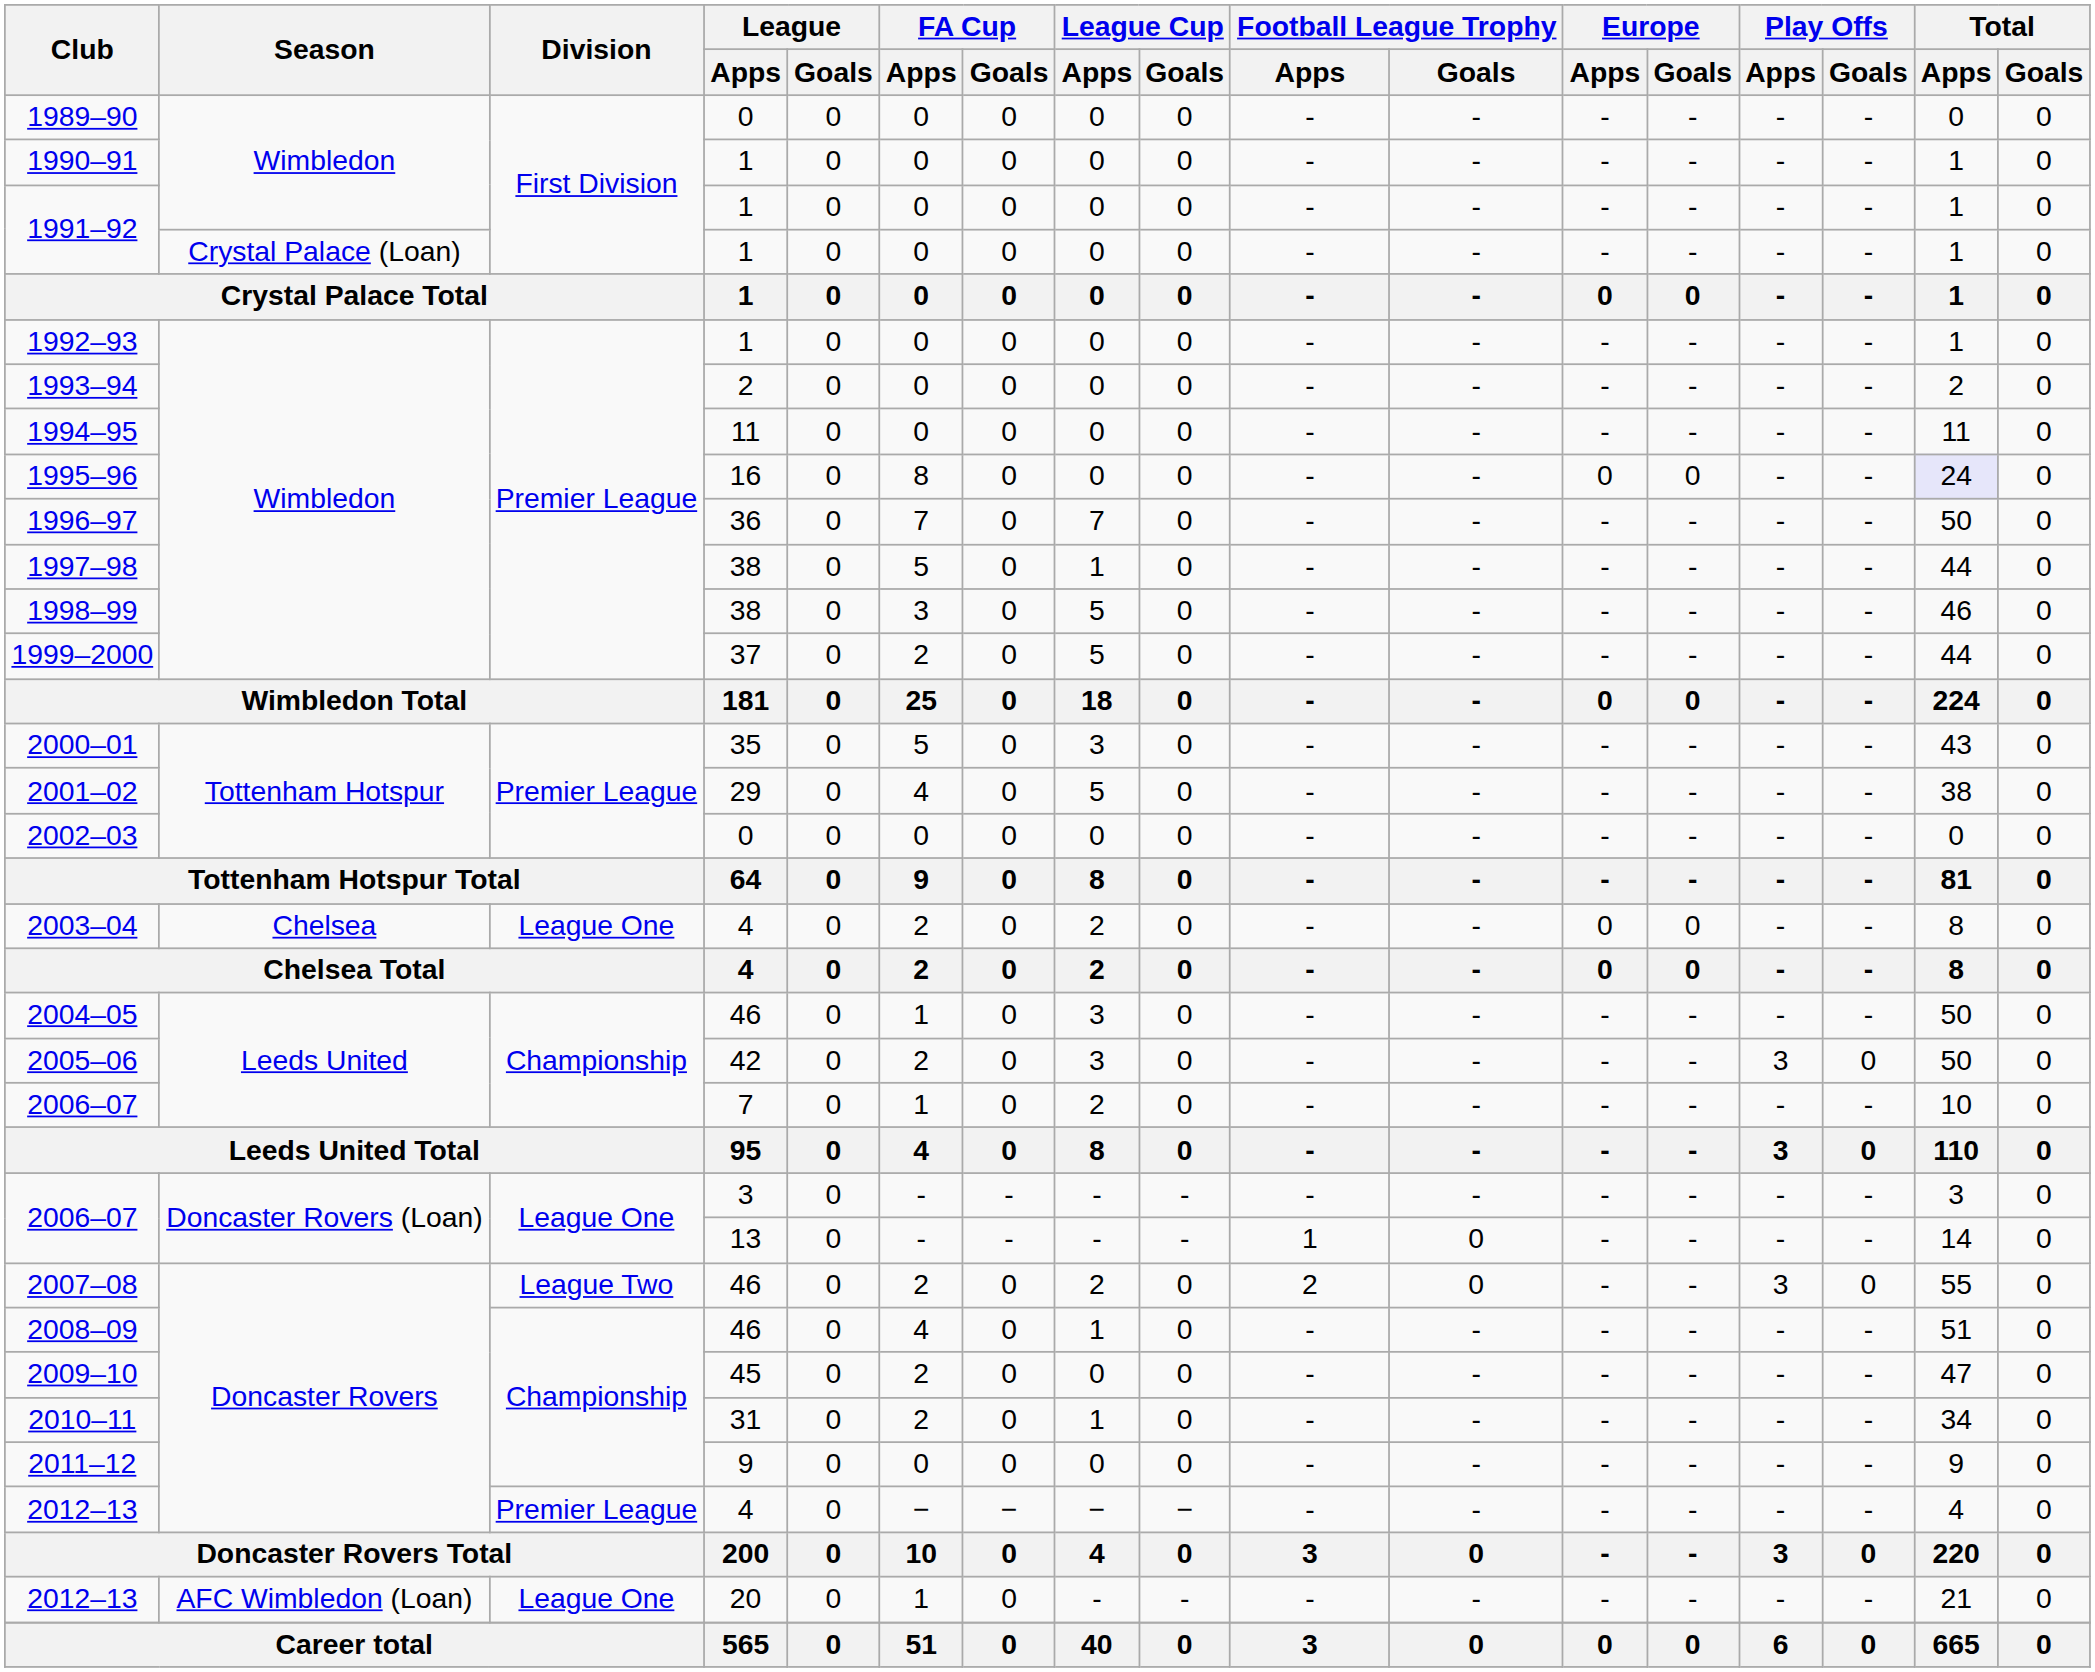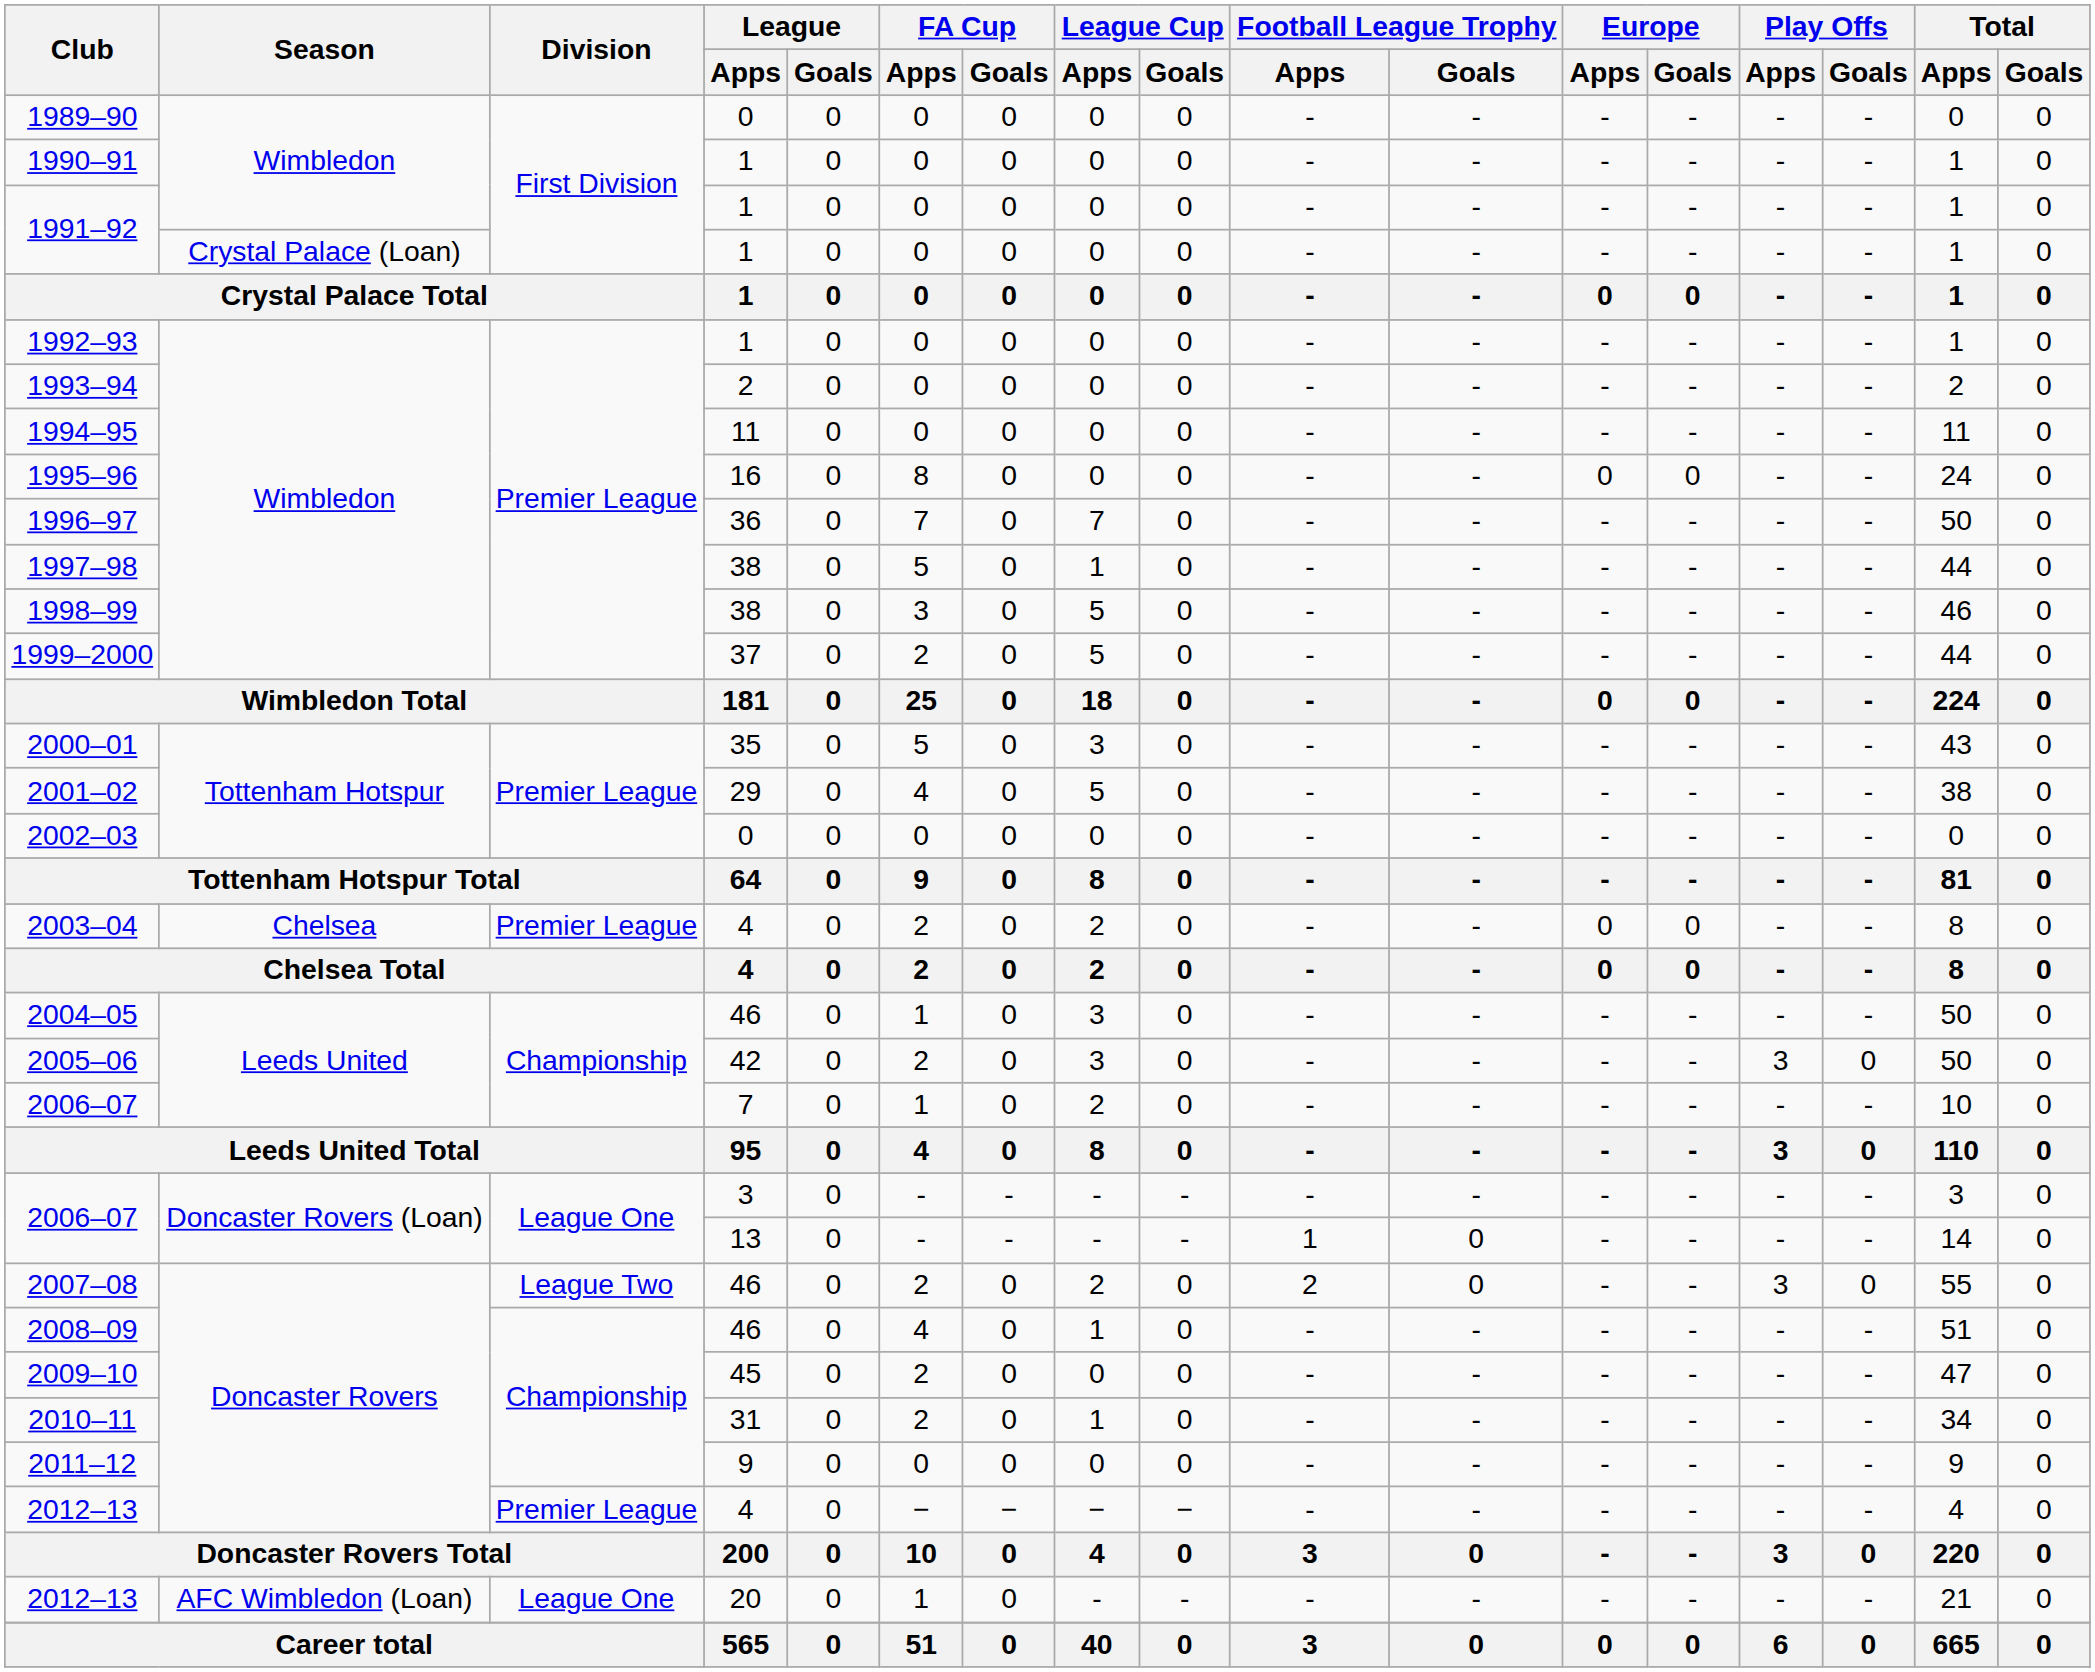(1956, 476) lavender background -> (1956, 476) no background
(596, 925) League One -> (596, 925) Premier League
